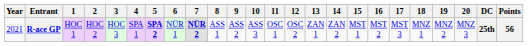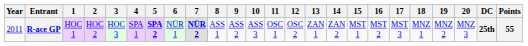(15, 29) 2021 -> (15, 29) 2011
(510, 29) 56 -> (510, 29) 55
